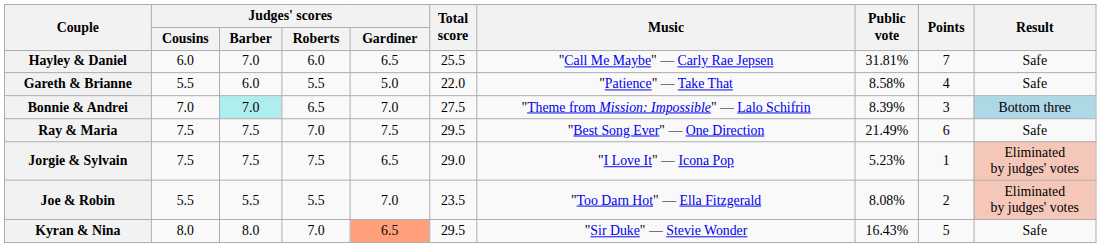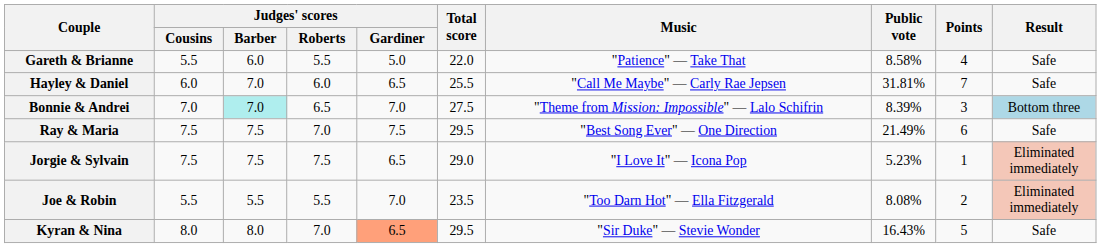rows swapped: (78, 61) <-> (78, 84)
(1035, 161) Eliminated by judges' votes -> (1044, 161) Eliminated immediately
(1035, 200) Eliminated by judges' votes -> (1044, 200) Eliminated immediately
